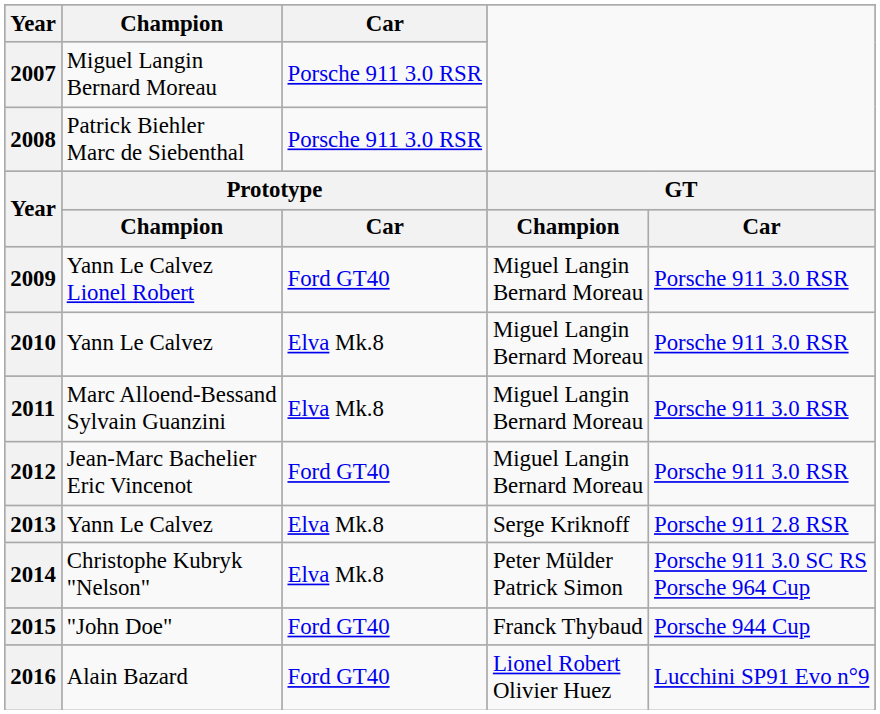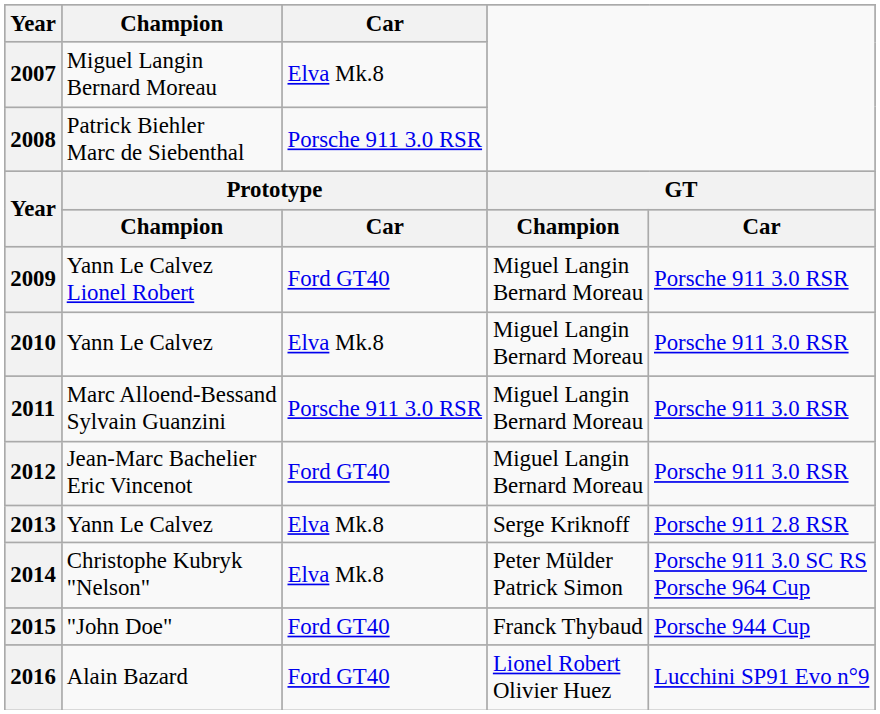(385, 74) Porsche 911 3.0 RSR -> (336, 74) Elva Mk.8
(336, 407) Elva Mk.8 -> (385, 407) Porsche 911 3.0 RSR
